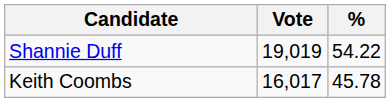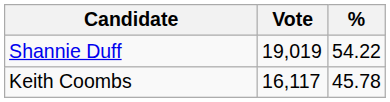(292, 81) 16,017 -> (291, 81) 16,117
